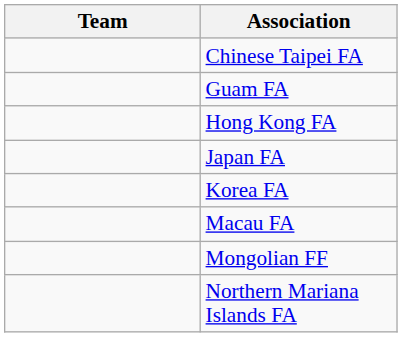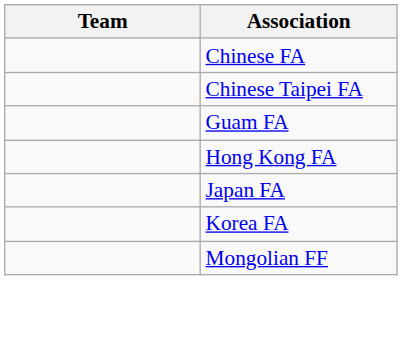+ row: (255, 55)
- row: (250, 223)
- row: (282, 303)
